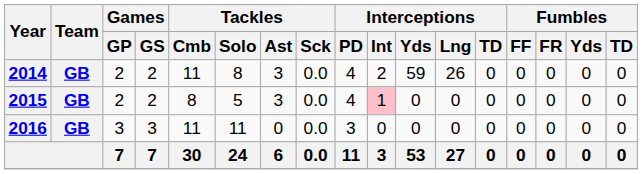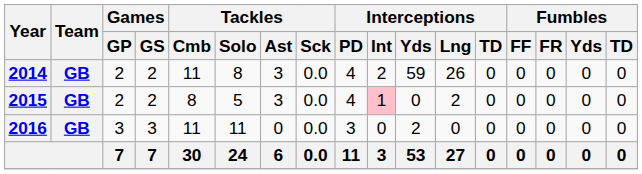(455, 100) 0 -> (455, 100) 2
(416, 127) 0 -> (416, 127) 2
